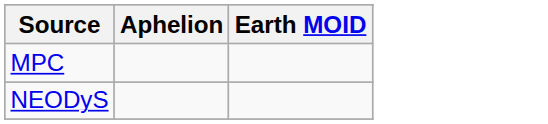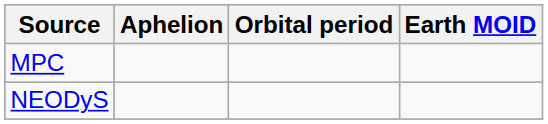+ column: (314, 24)
